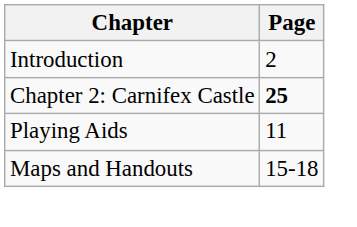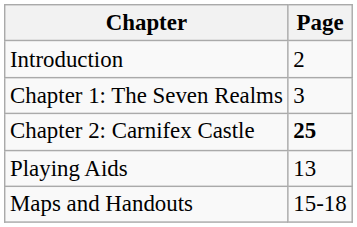+ row: (146, 95)
(276, 131) 11 -> (305, 167) 13
